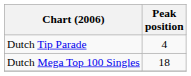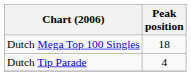rows swapped: (47, 44) <-> (73, 62)
